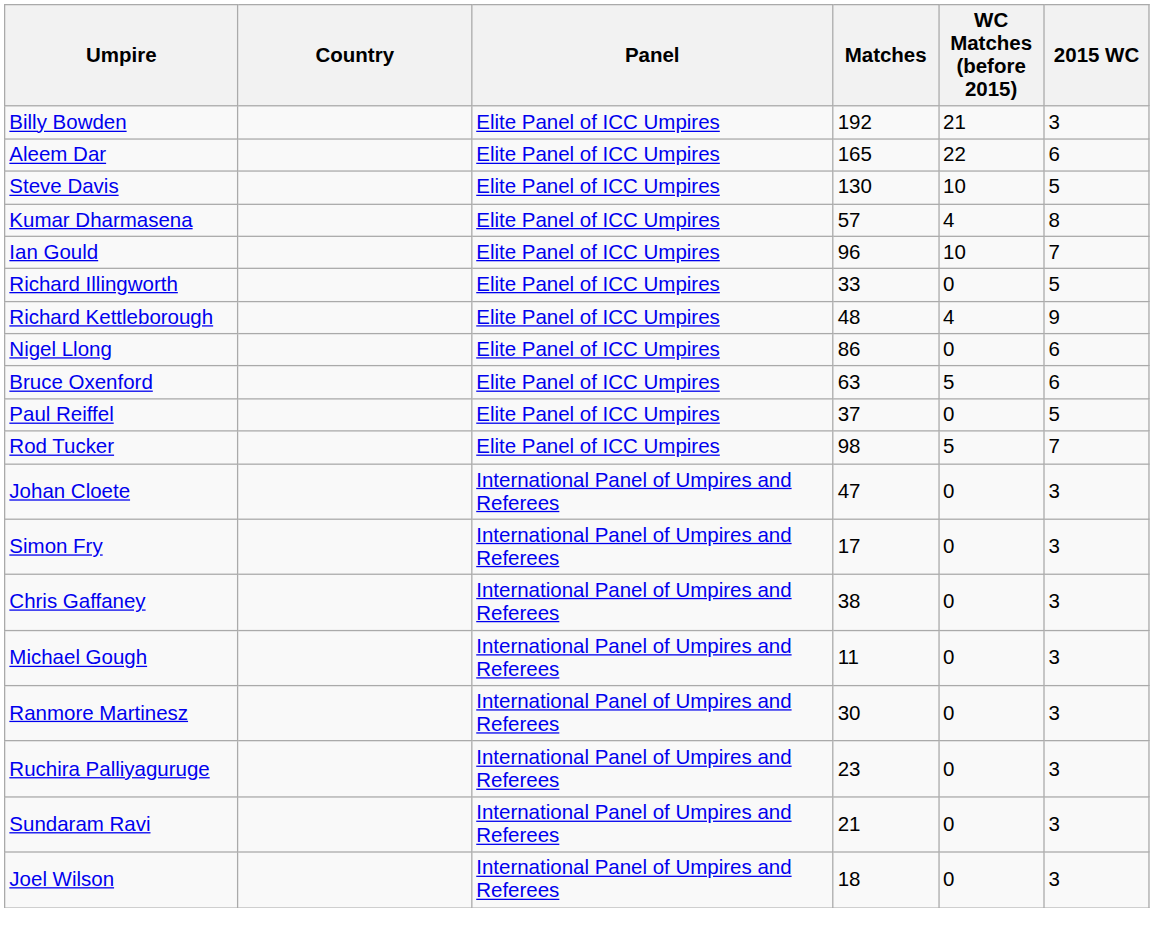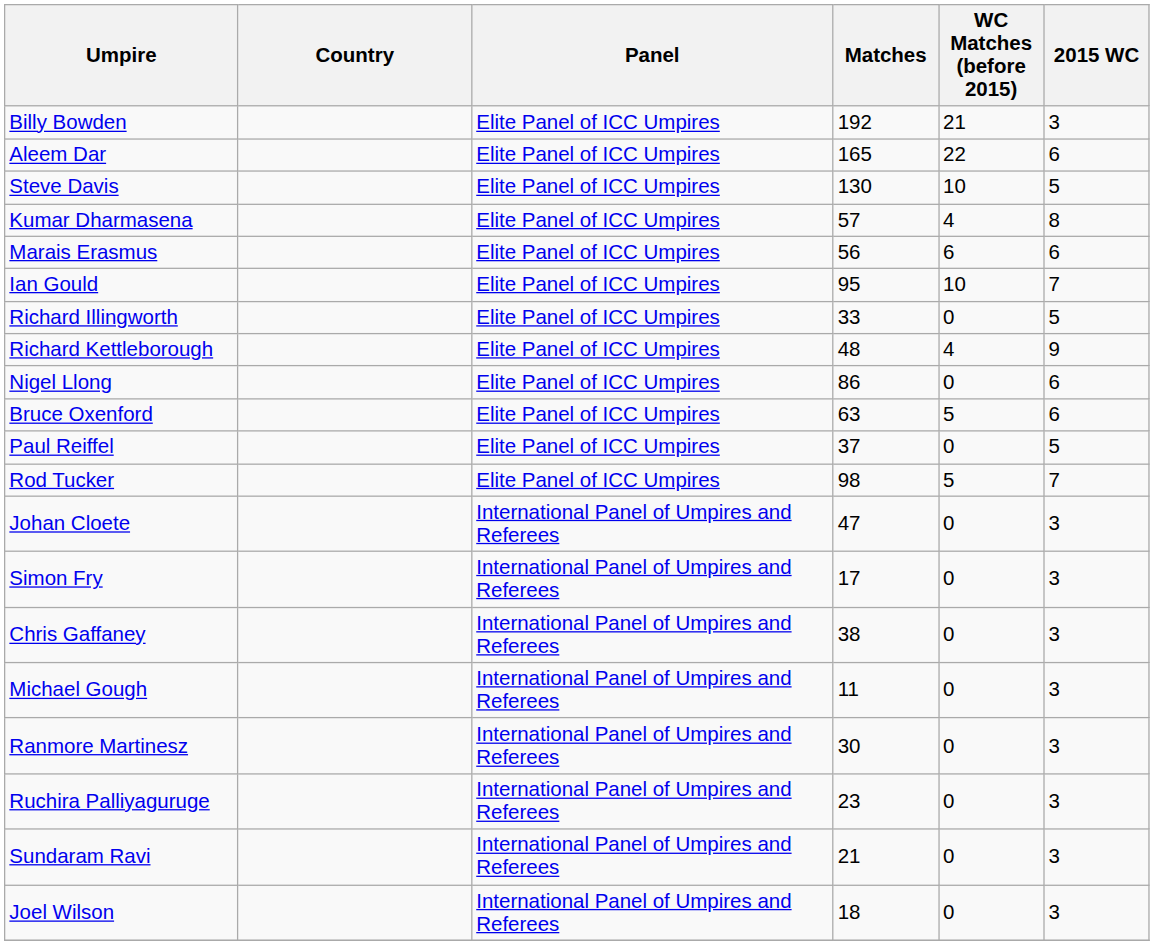+ row: (83, 252)
(849, 252) 96 -> (849, 284) 95
